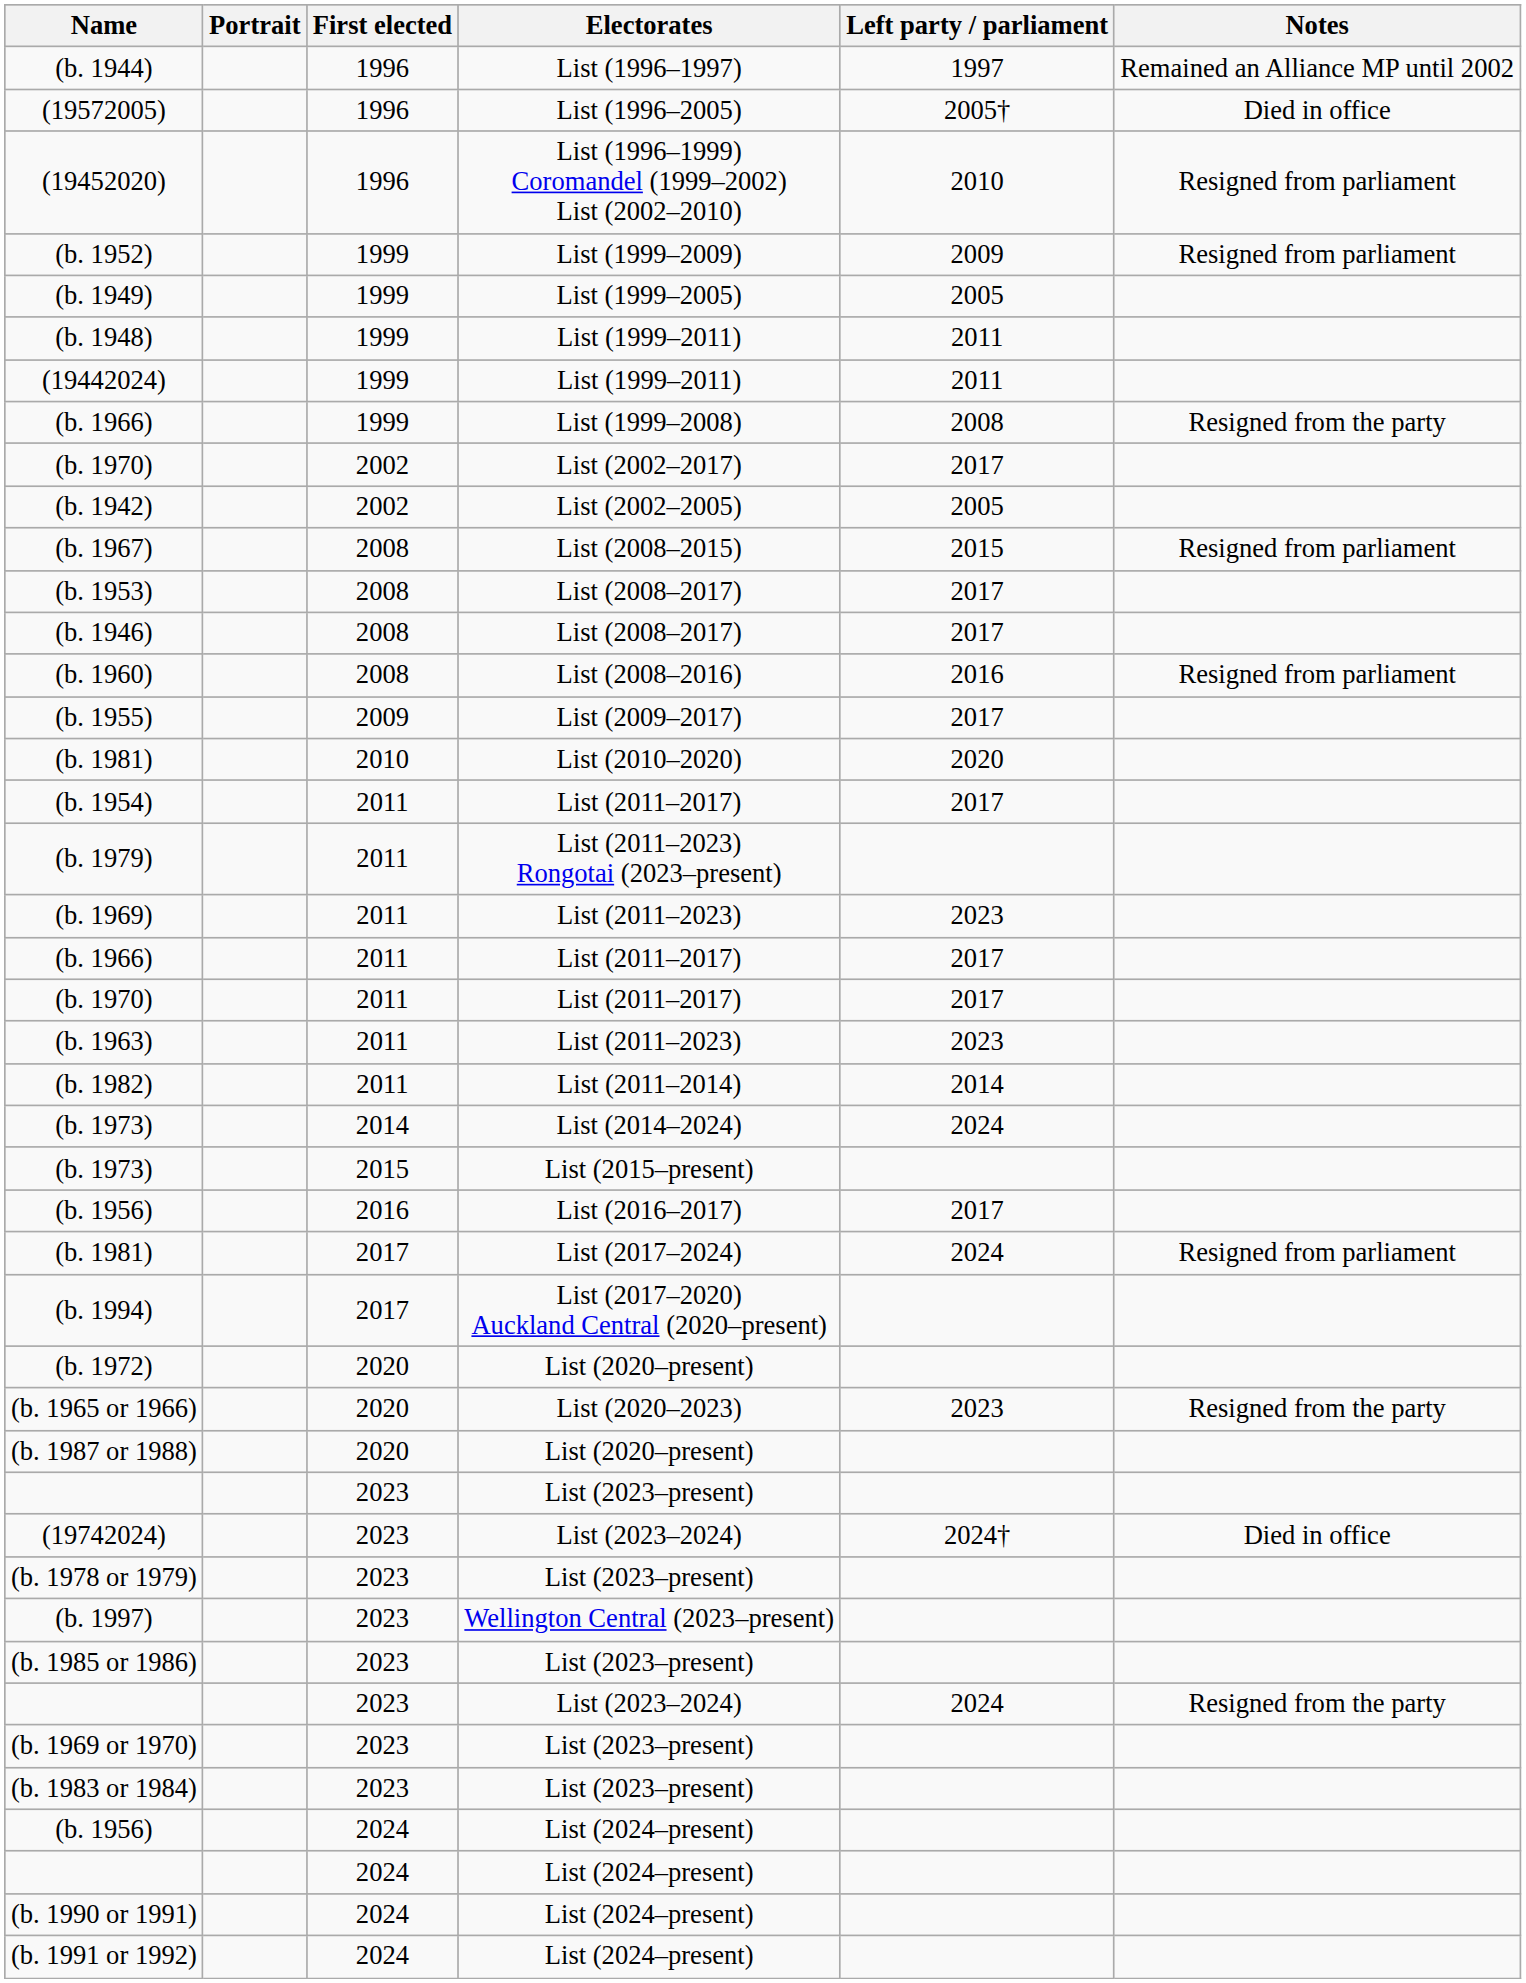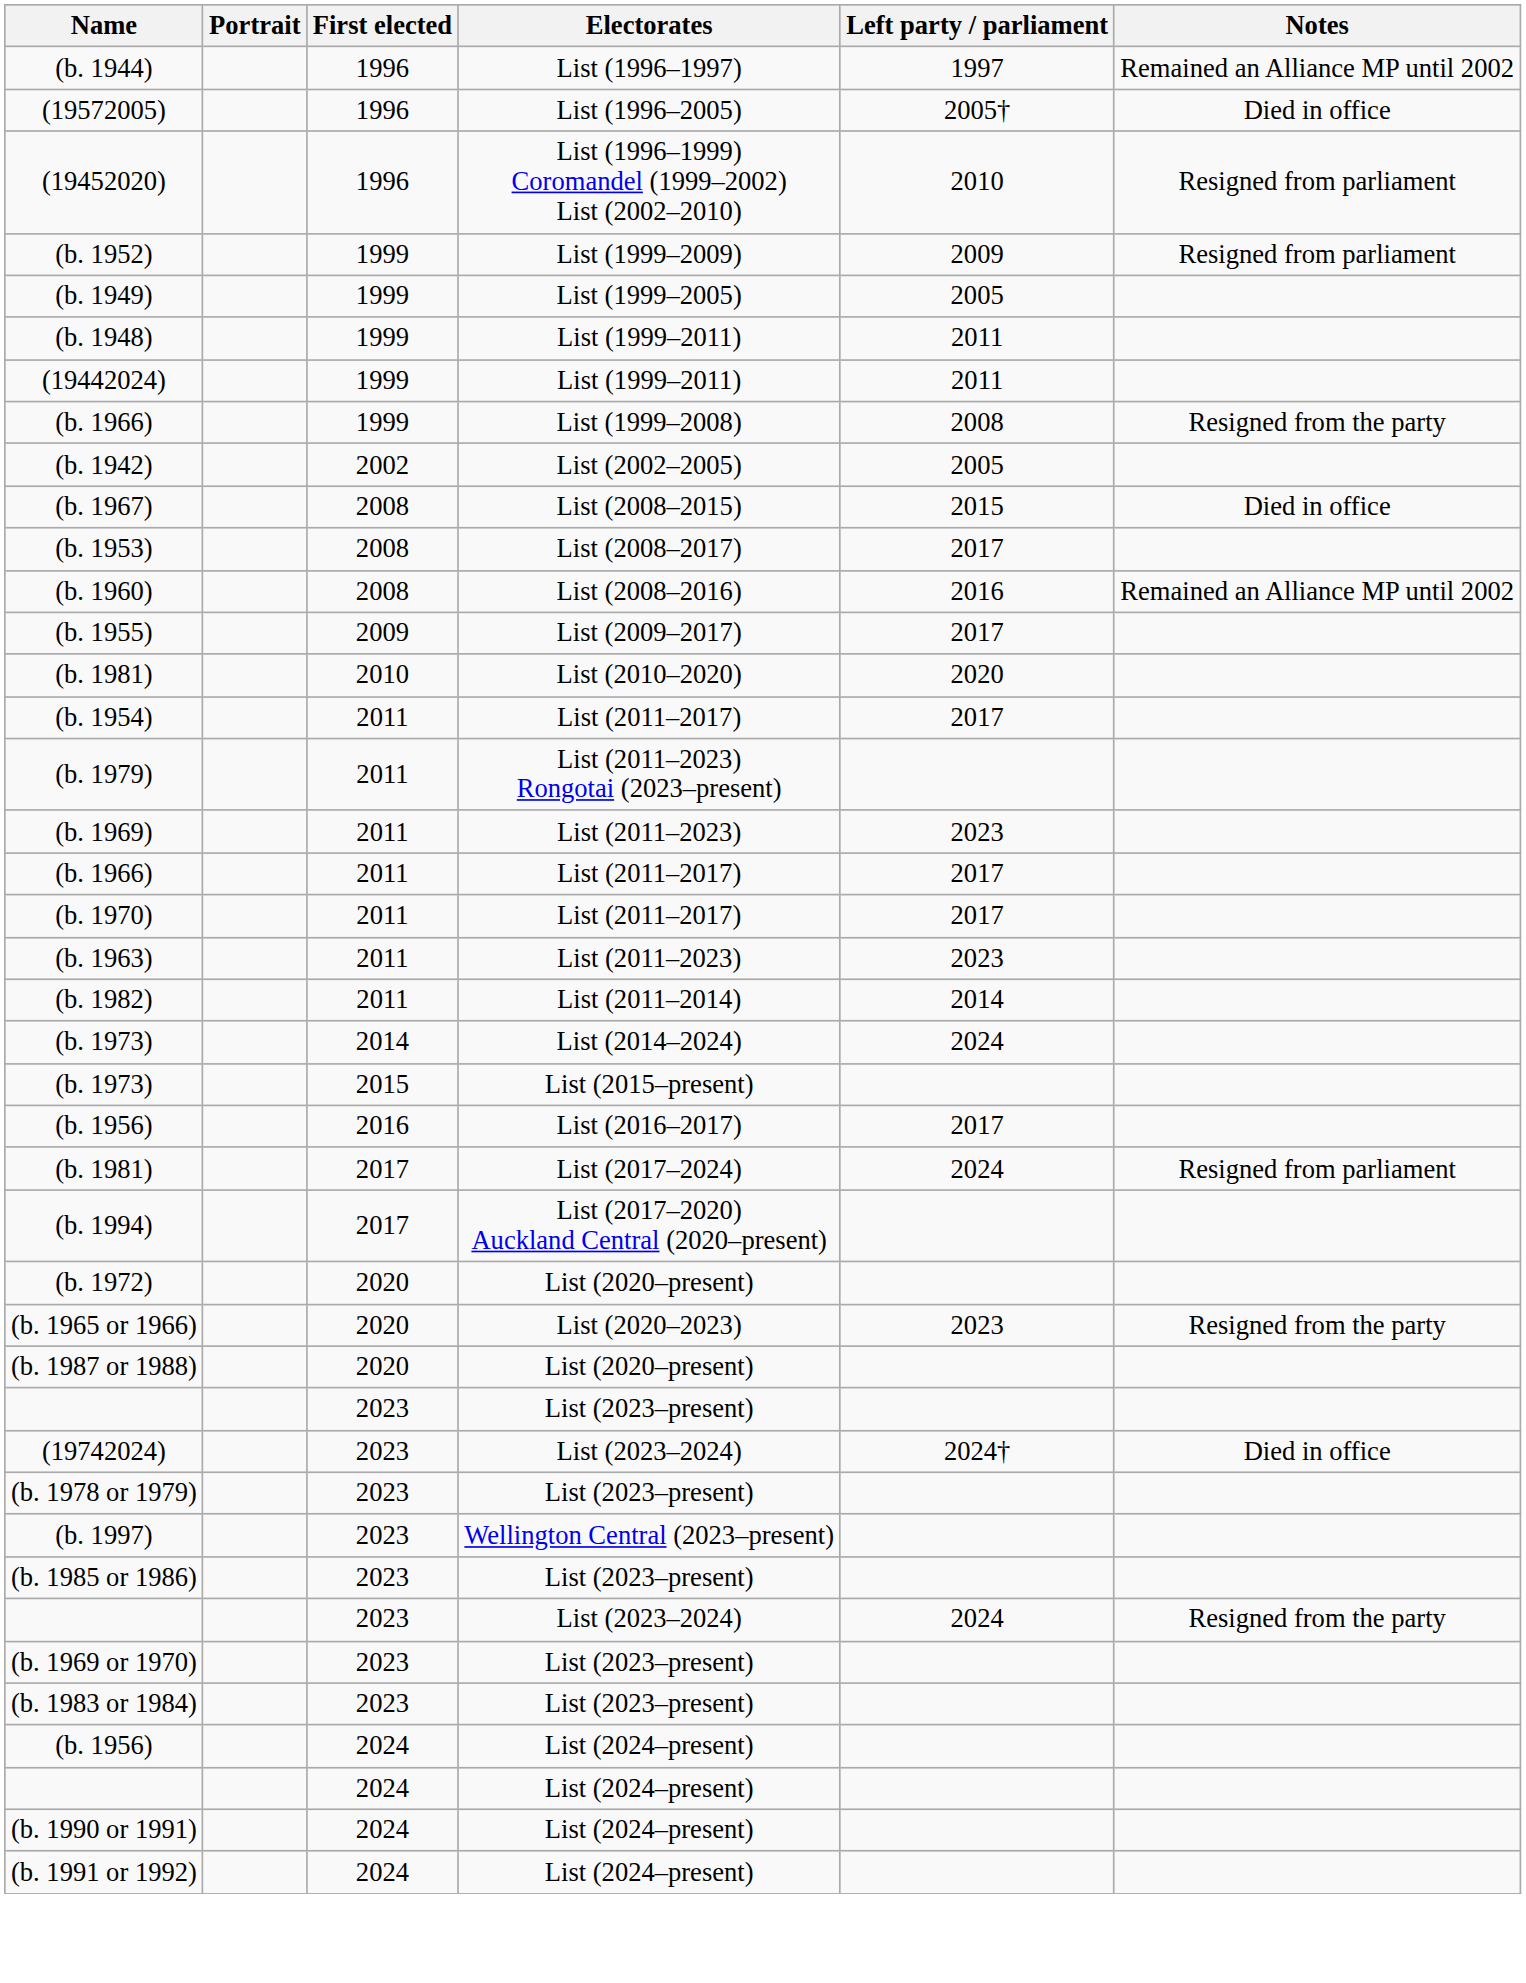- row: (104, 464)
(1317, 548) Resigned from parliament -> (1317, 506) Died in office
- row: (104, 632)
(1317, 675) Resigned from parliament -> (1317, 590) Remained an Alliance MP until 2002
